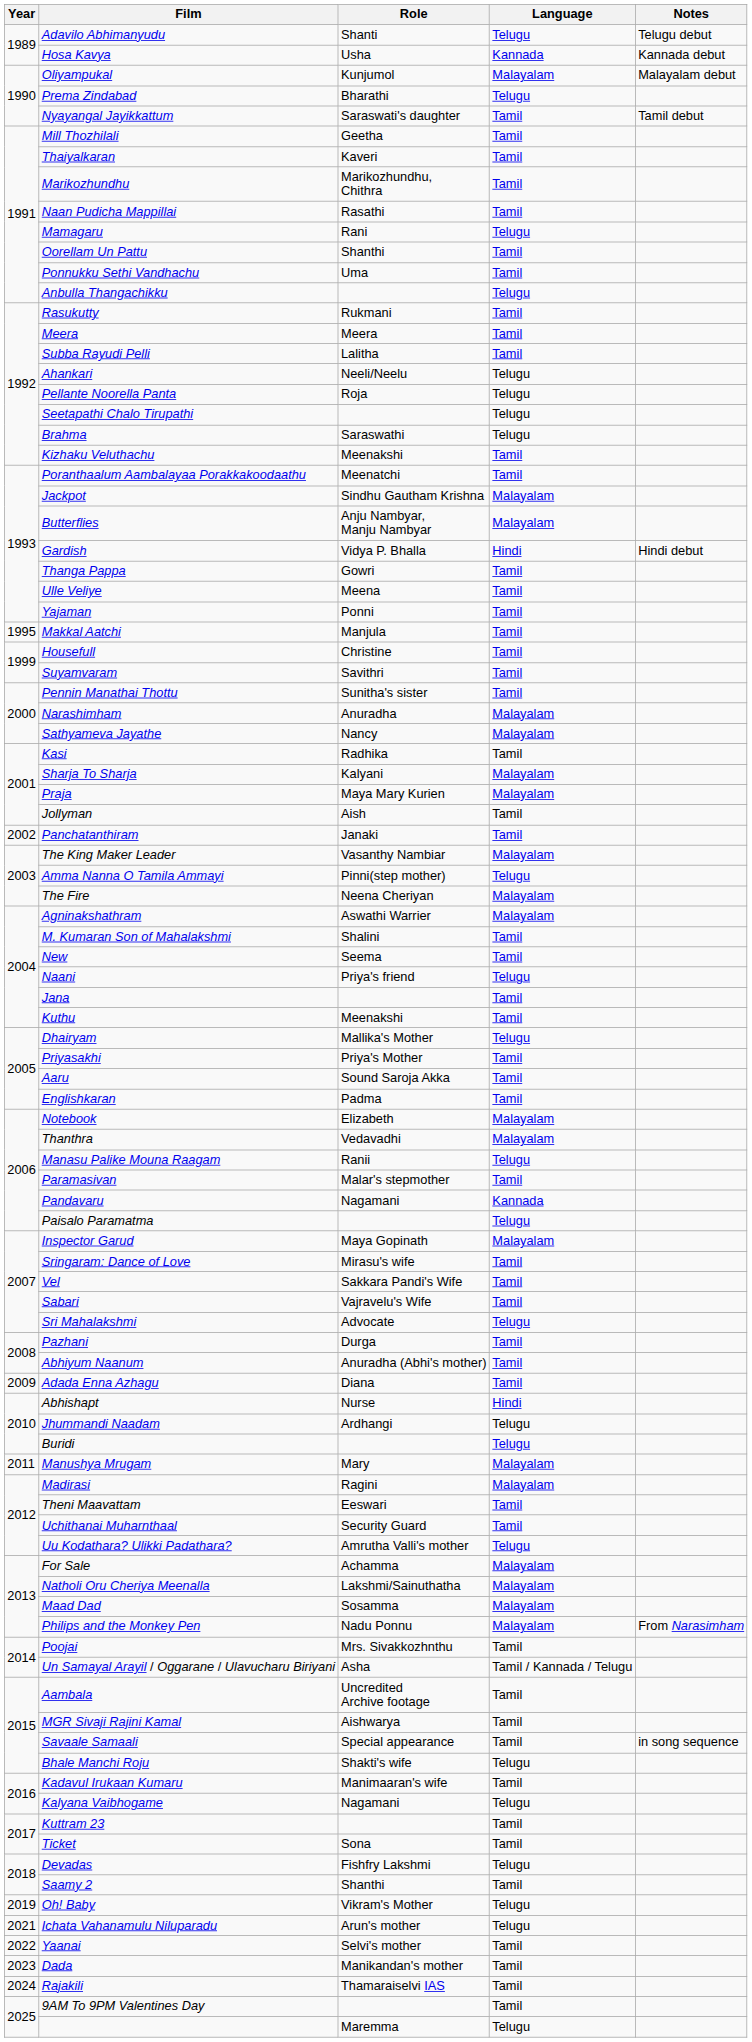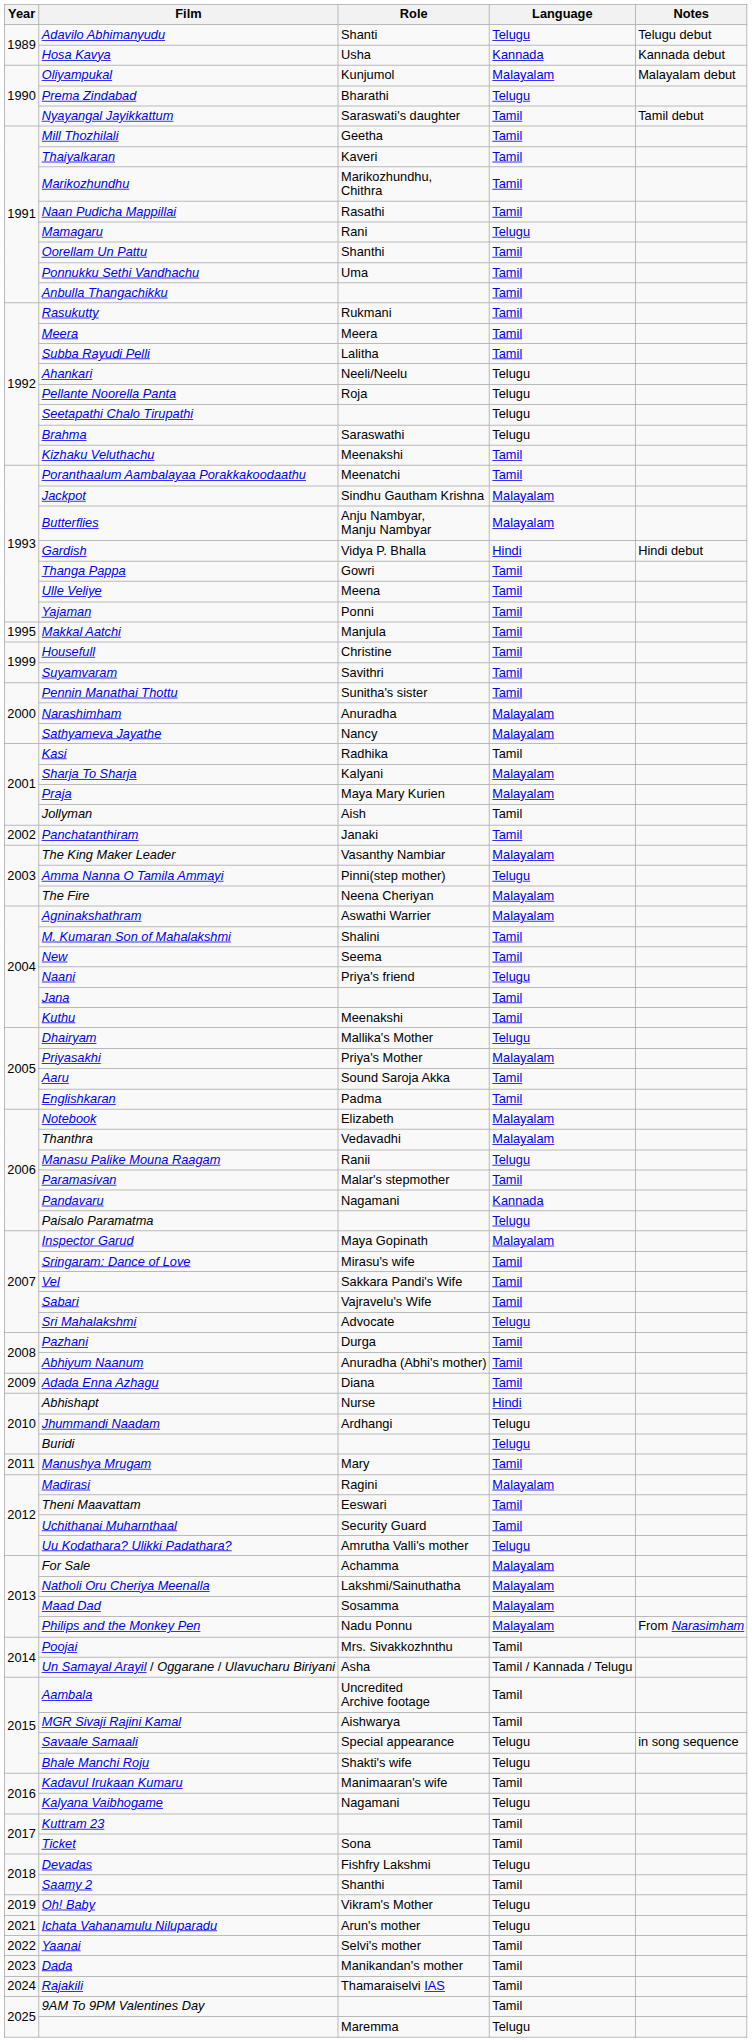(511, 292) Telugu -> (507, 292) Tamil
(507, 1058) Tamil -> (523, 1058) Malayalam
(523, 1464) Malayalam -> (507, 1464) Tamil
(507, 1742) Tamil -> (511, 1742) Telugu
